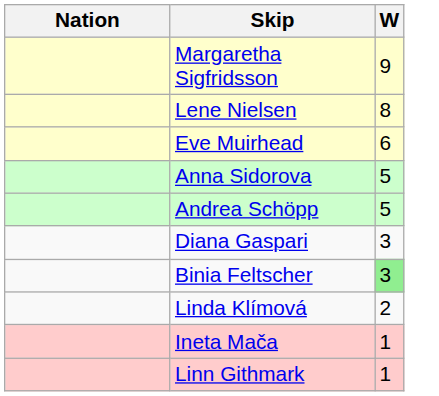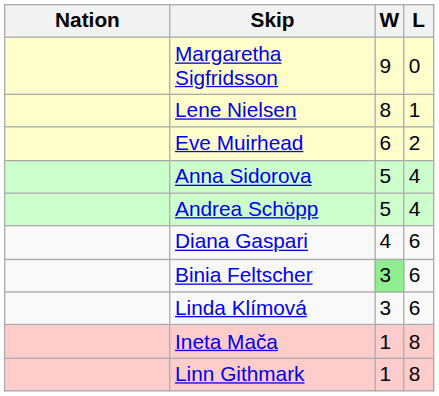+ column: (419, 20)
(385, 242) 3 -> (385, 242) 4
(385, 308) 2 -> (385, 308) 3
